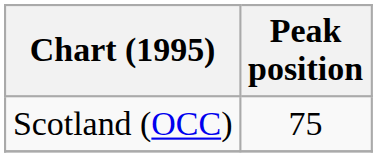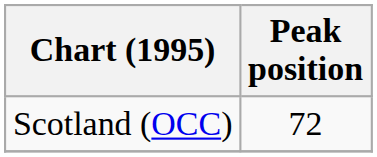(306, 123) 75 -> (306, 123) 72
